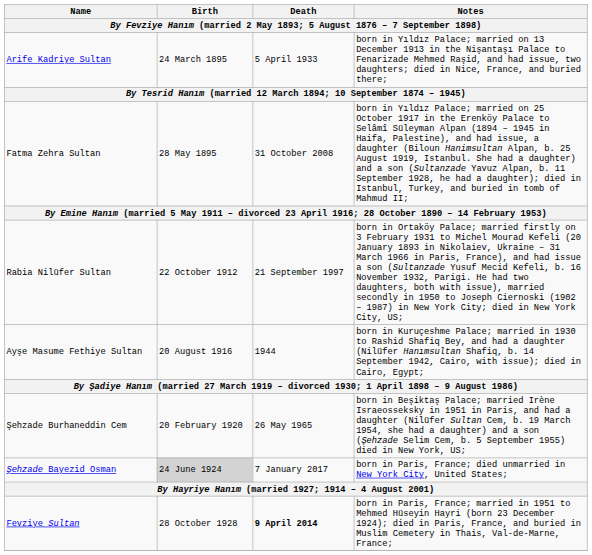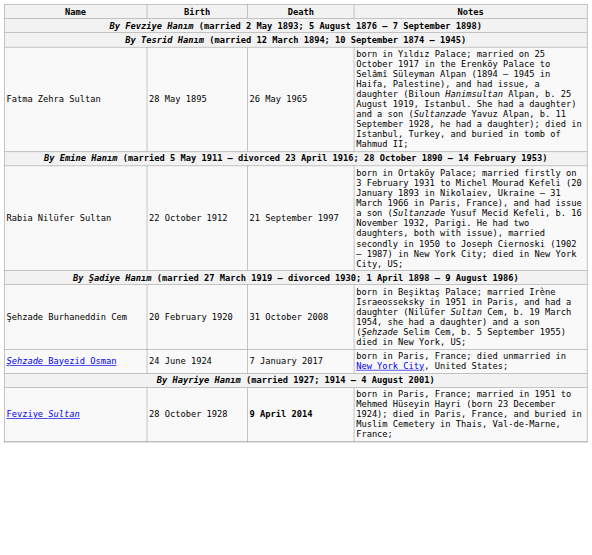- row: (59, 60)
(294, 154) 31 October 2008 -> (278, 99) 26 May 1965
- row: (74, 352)
(284, 426) 26 May 1965 -> (289, 317) 31 October 2008
(190, 470) lightgrey background -> (180, 361) no background
